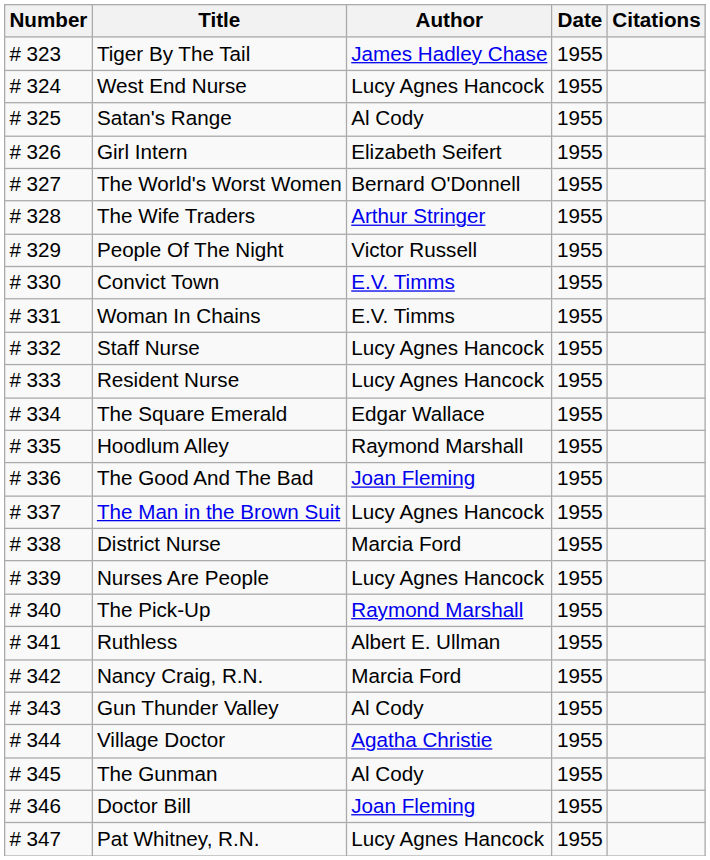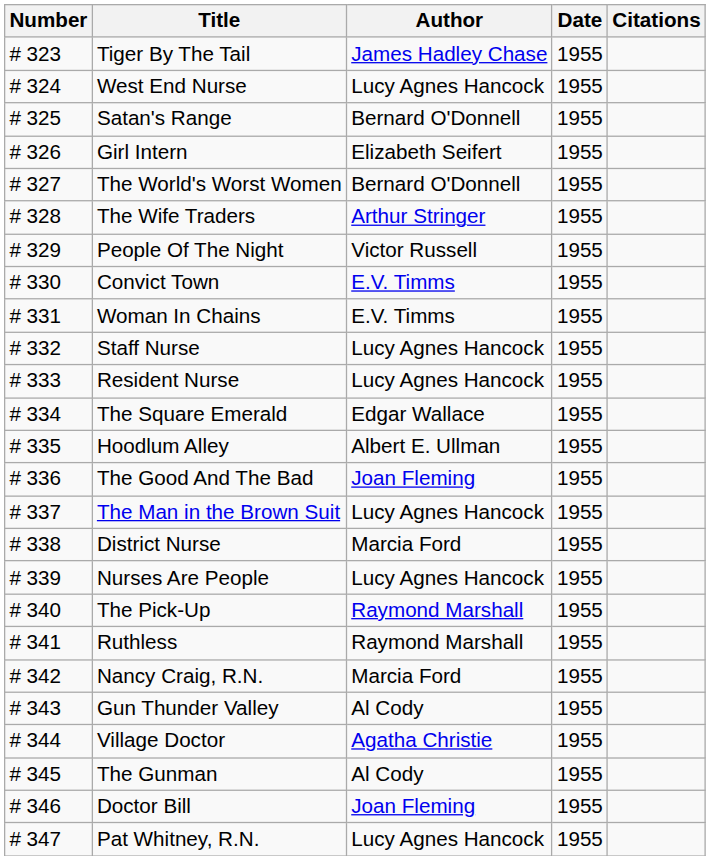(387, 119) Al Cody -> (436, 119) Bernard O'Donnell
(437, 446) Raymond Marshall -> (426, 446) Albert E. Ullman
(426, 642) Albert E. Ullman -> (437, 642) Raymond Marshall
